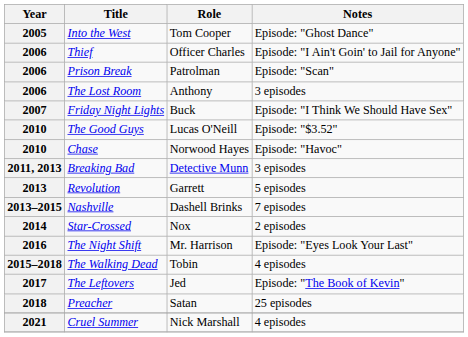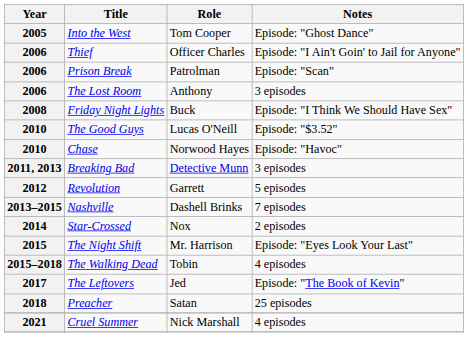(35, 110) 2007 -> (35, 110) 2008
(35, 187) 2013 -> (35, 187) 2012
(35, 245) 2016 -> (35, 245) 2015
